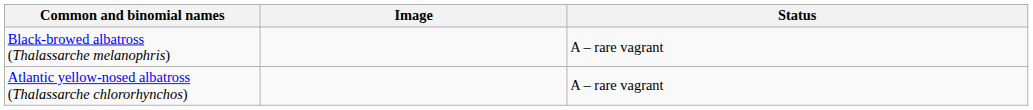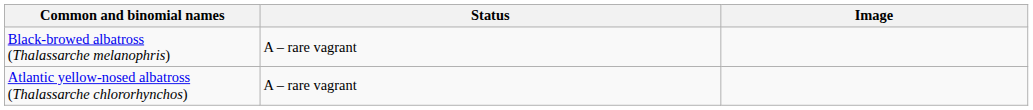columns swapped: (414, 15) <-> (797, 15)
